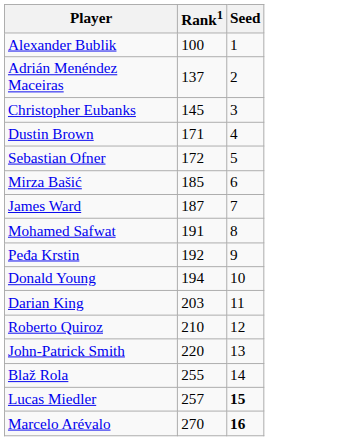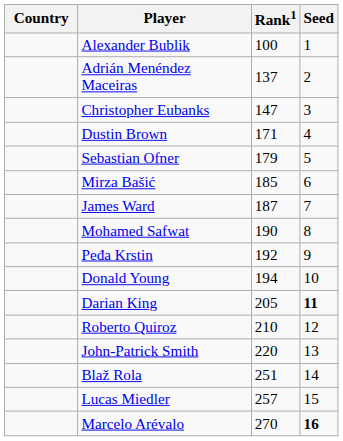+ column: (41, 18)
(193, 110) 145 -> (266, 110) 147
(193, 158) 172 -> (266, 158) 179
(193, 230) 191 -> (266, 230) 190
(193, 302) 203 -> (266, 302) 205
(237, 302) normal -> (311, 302) bold
(193, 375) 255 -> (266, 375) 251
(238, 399) bold -> (311, 399) normal
